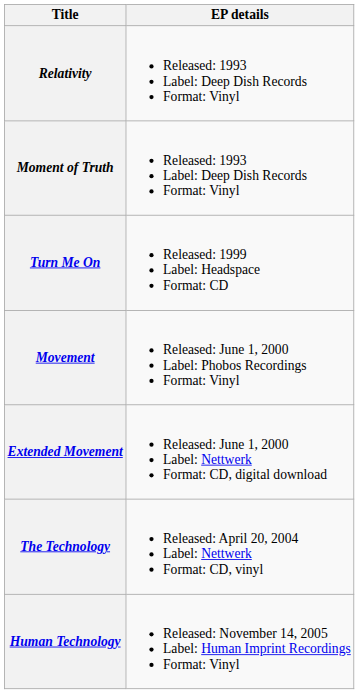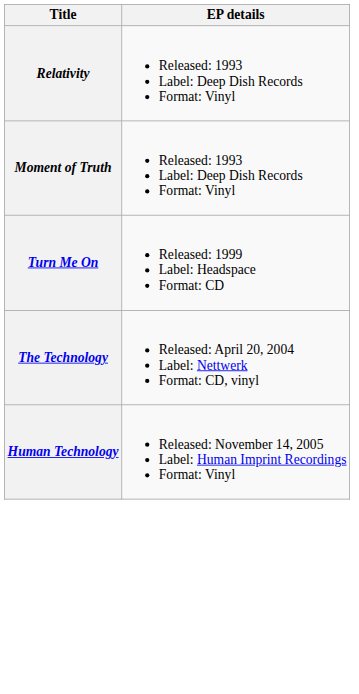- row: (65, 357)
- row: (65, 452)
